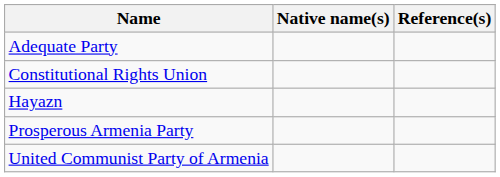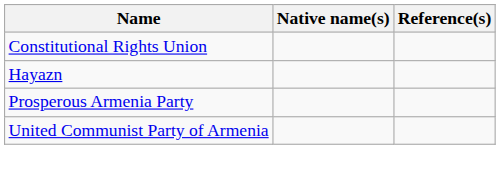- row: (63, 46)
